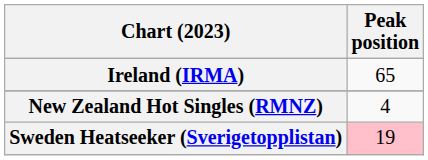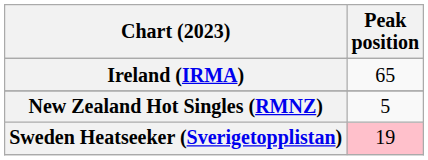(385, 106) 4 -> (385, 106) 5
